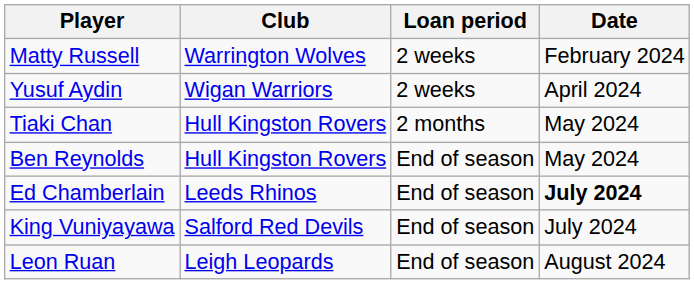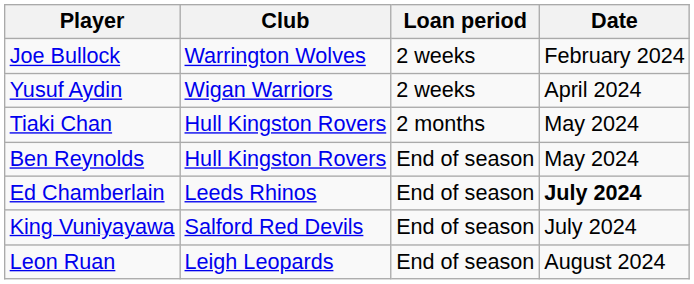- row: (74, 55)
+ row: (65, 55)
